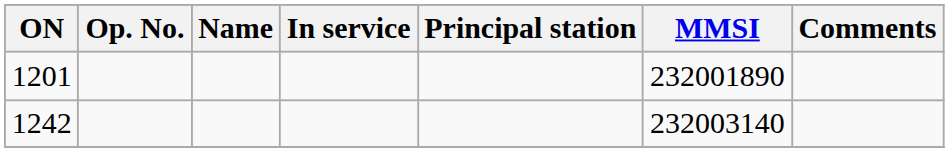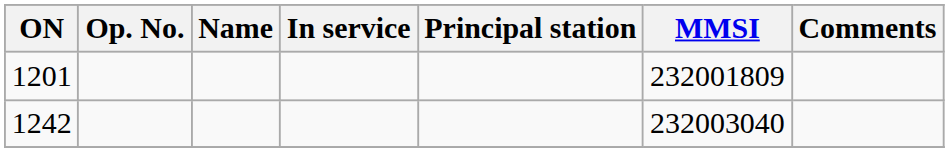(717, 75) 232001890 -> (717, 75) 232001809
(717, 123) 232003140 -> (717, 123) 232003040
